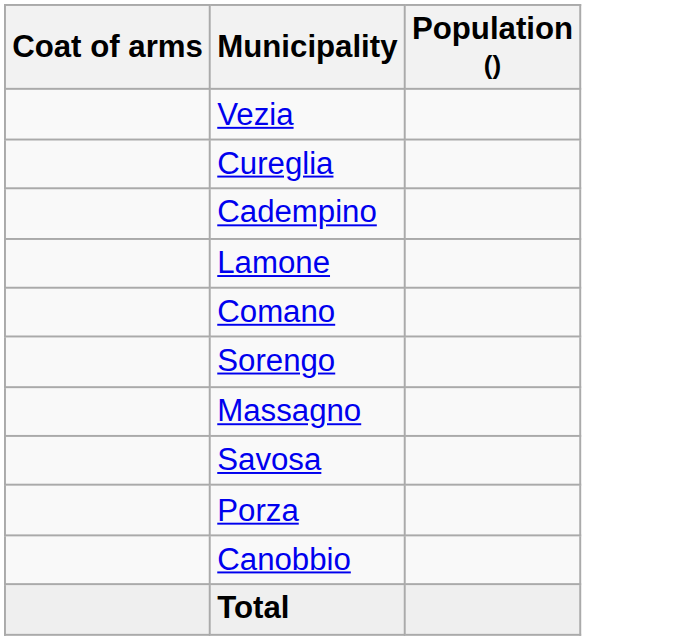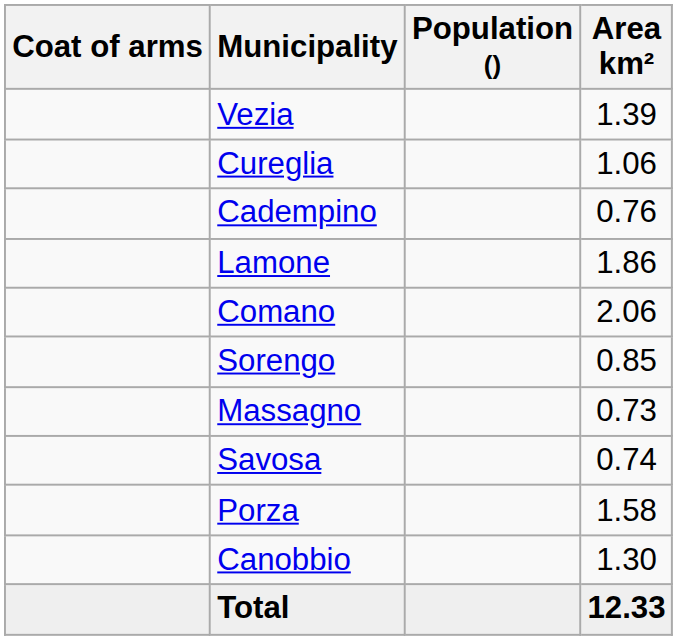+ column: (627, 46)
